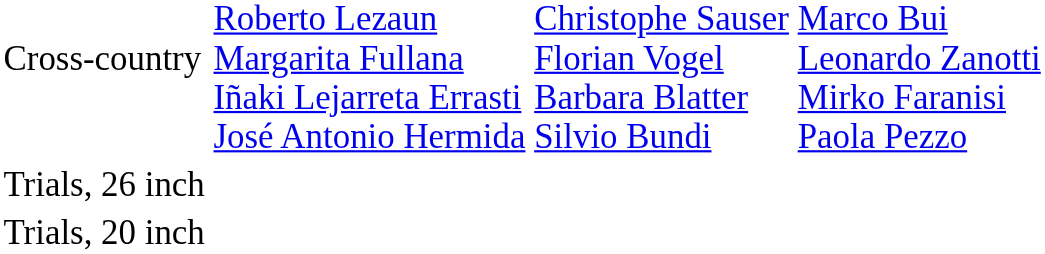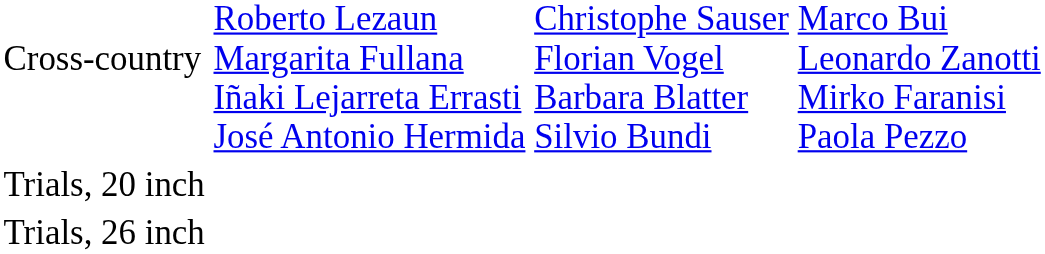rows swapped: (104, 232) <-> (104, 184)
